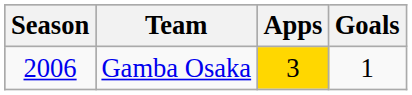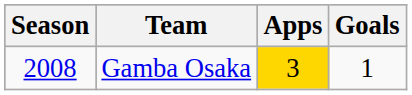(50, 67) 2006 -> (50, 67) 2008
